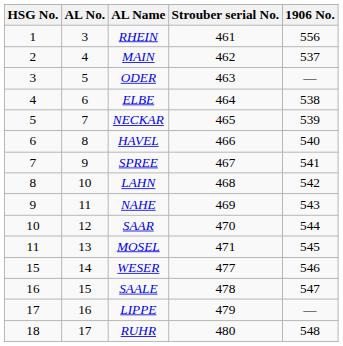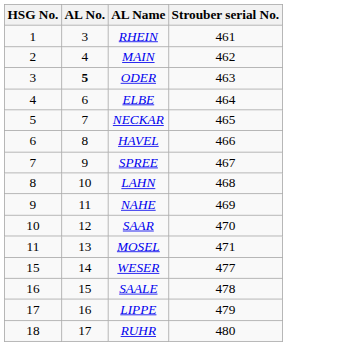- column: (310, 15)
(85, 78) normal -> (85, 78) bold
